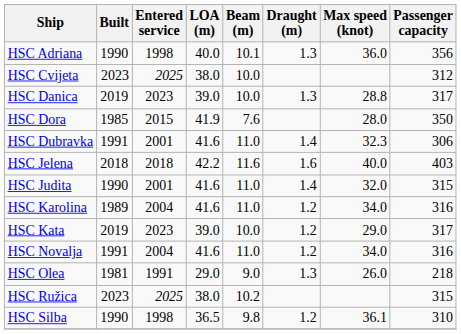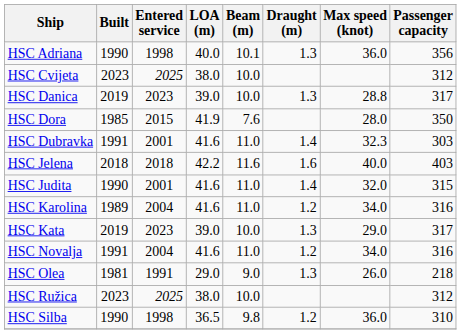(442, 141) 306 -> (442, 141) 303
(308, 229) 1.2 -> (308, 229) 1.3
(248, 296) 10.2 -> (248, 296) 10.0
(442, 296) 315 -> (442, 296) 312
(375, 318) 36.1 -> (375, 318) 36.0
